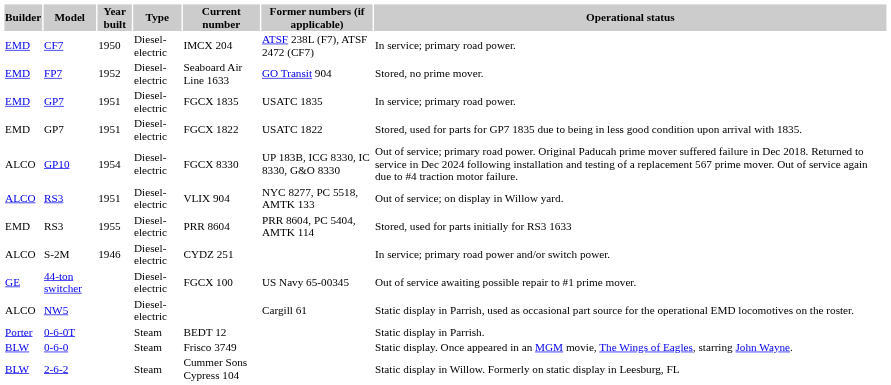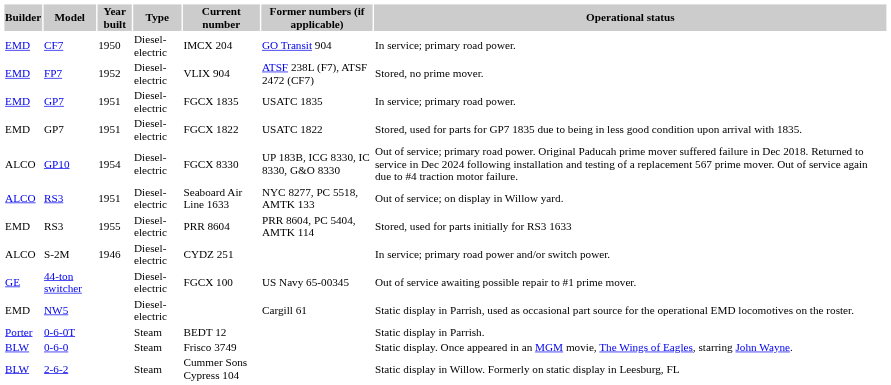(315, 45) ATSF 238L (F7), ATSF 2472 (CF7) -> (297, 45) GO Transit 904
(213, 73) Seaboard Air Line 1633 -> (207, 73) VLIX 904
(297, 73) GO Transit 904 -> (315, 73) ATSF 238L (F7), ATSF 2472 (CF7)
(207, 198) VLIX 904 -> (213, 198) Seaboard Air Line 1633
(20, 310) ALCO -> (18, 310) EMD
